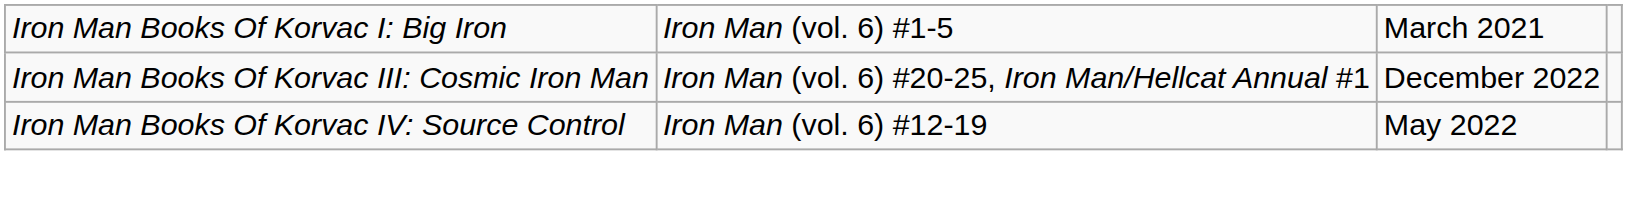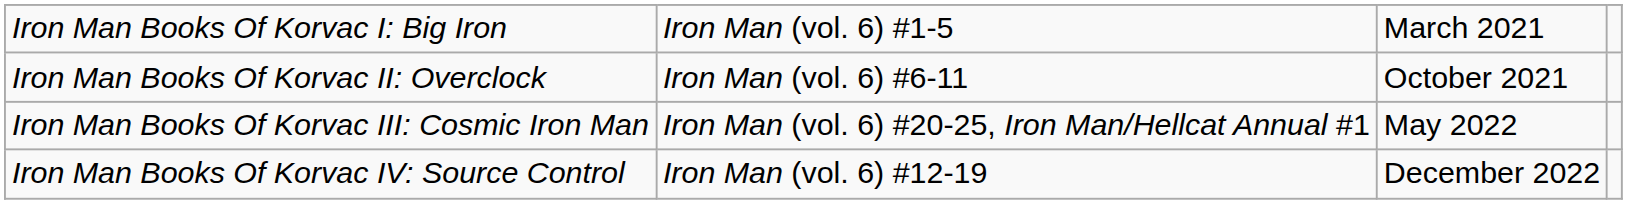+ row: (279, 76)
(1492, 76) December 2022 -> (1451, 125) May 2022
(1451, 125) May 2022 -> (1492, 173) December 2022
